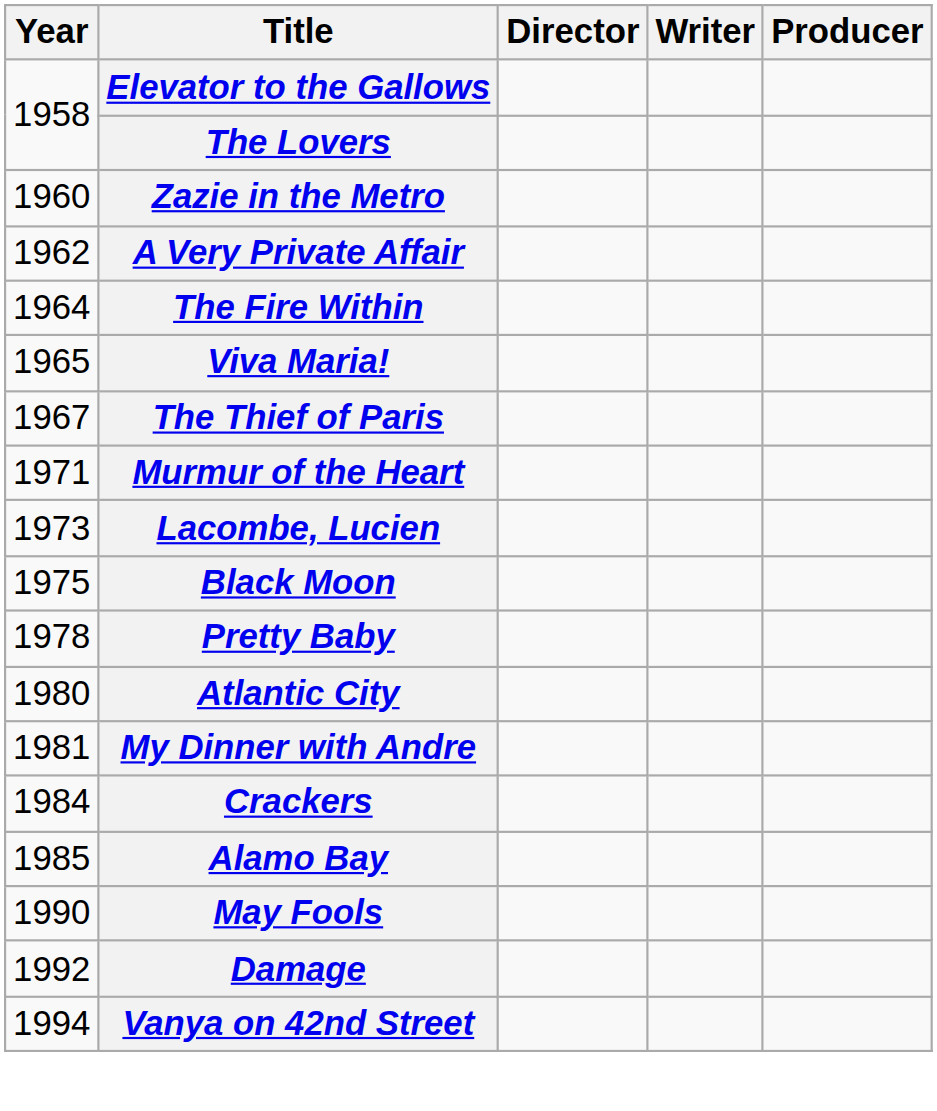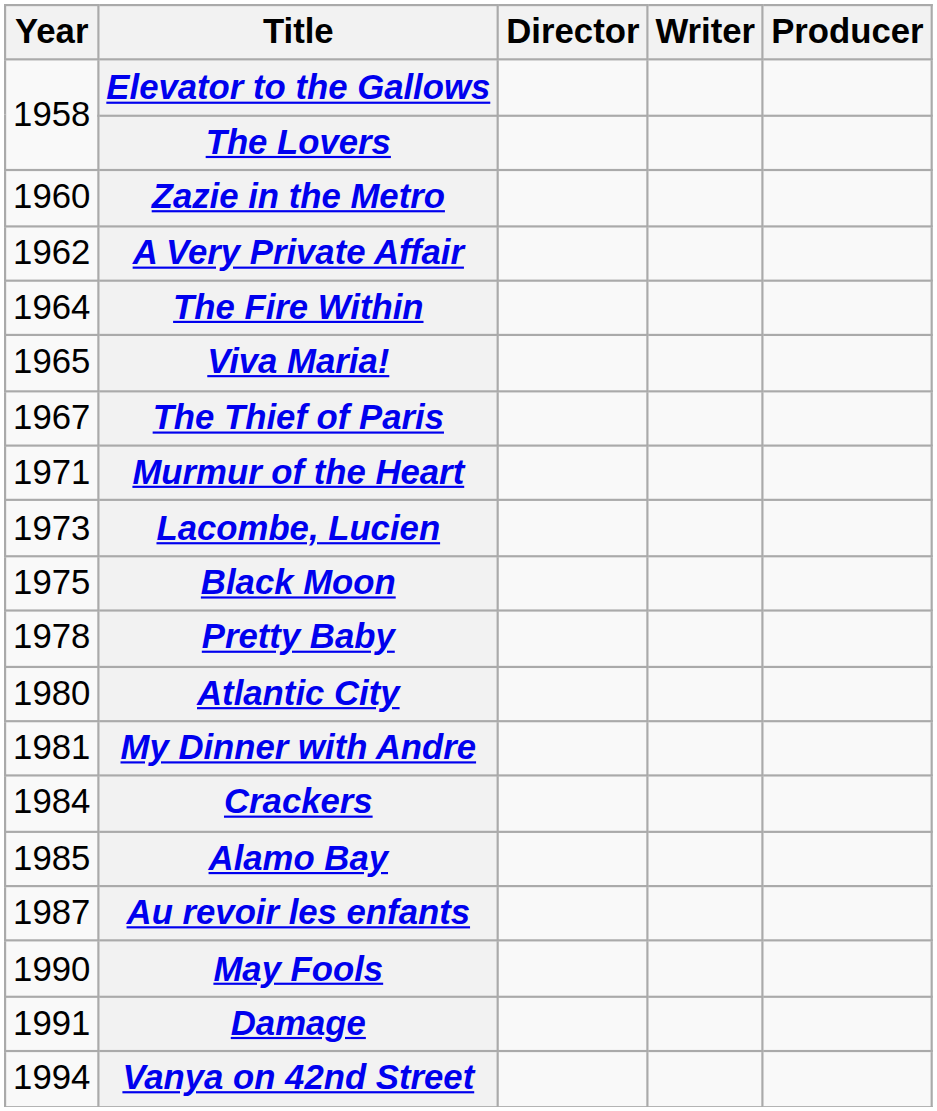+ row: (298, 913)
(52, 968) 1992 -> (52, 1023) 1991
